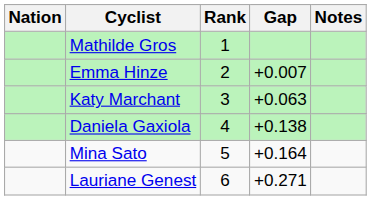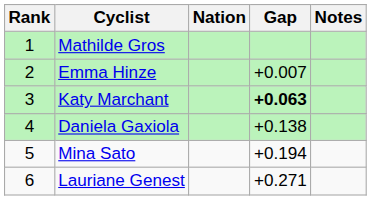columns swapped: (225, 18) <-> (35, 18)
(280, 99) normal -> (280, 99) bold
(280, 153) +0.164 -> (280, 153) +0.194
